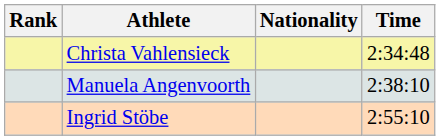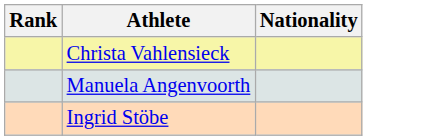- column: (398, 20)
